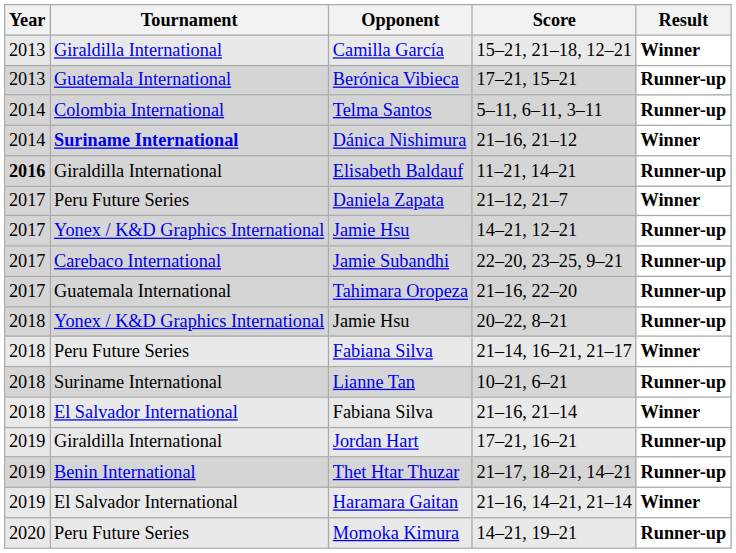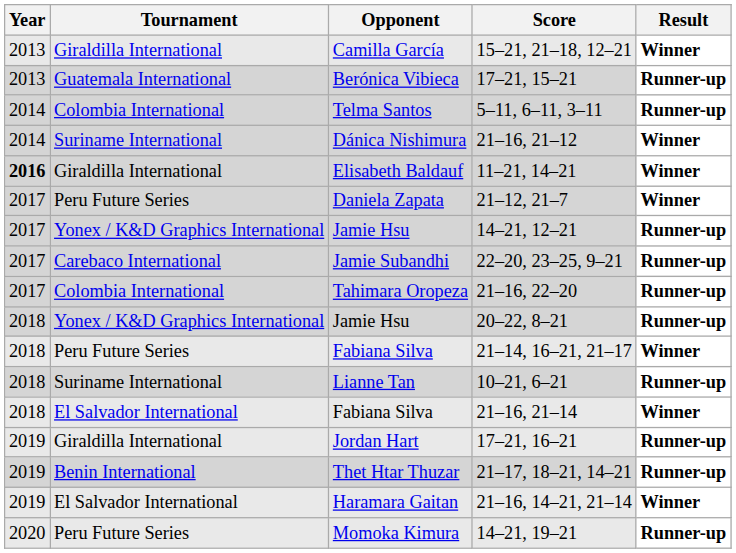(146, 140) bold -> (138, 140) normal
(683, 170) Runner-up -> (670, 170) Winner
(143, 291) Guatemala International -> (139, 291) Colombia International
